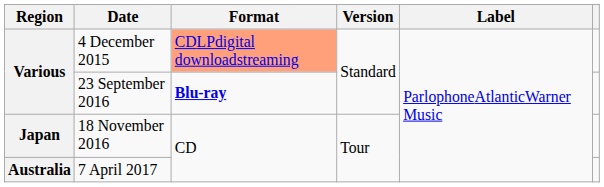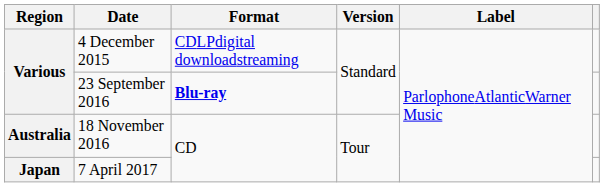(237, 50) lightsalmon background -> (237, 50) no background
(39, 135) Japan -> (39, 135) Australia
(39, 169) Australia -> (39, 169) Japan
